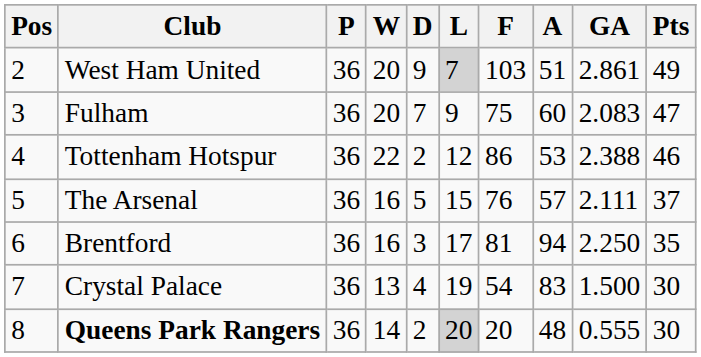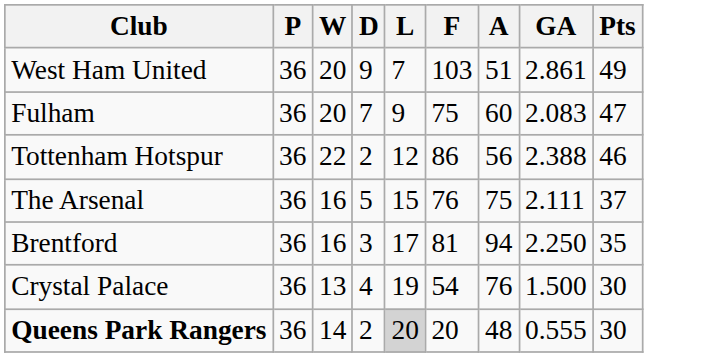- column: (32, 26)
(452, 69) lightgrey background -> (398, 69) no background
(552, 156) 53 -> (499, 156) 56
(552, 199) 57 -> (499, 199) 75
(552, 286) 83 -> (499, 286) 76
